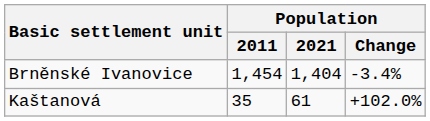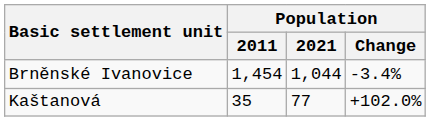(316, 74) 1,404 -> (316, 74) 1,044
(301, 102) 61 -> (301, 102) 77
